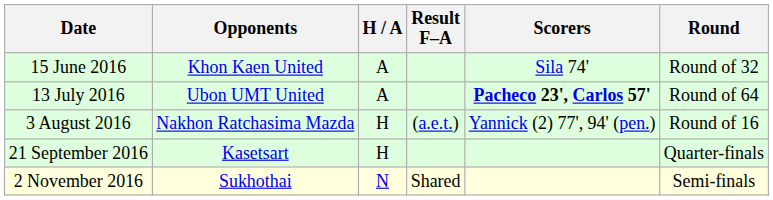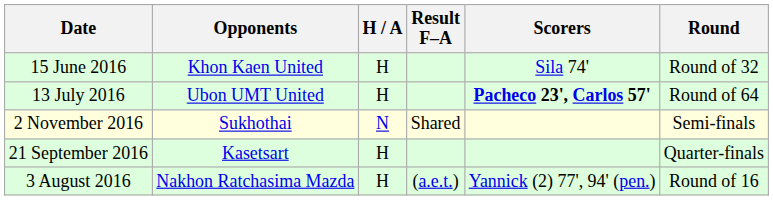(383, 67) A -> (383, 67) H
(383, 95) A -> (383, 95) H
rows swapped: (78, 124) <-> (78, 180)
